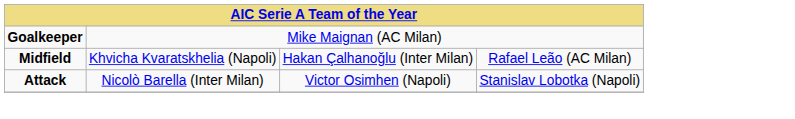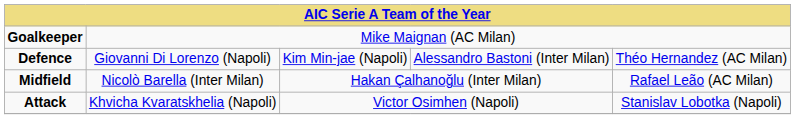+ row: (45, 59)
(183, 59) Khvicha Kvaratskhelia (Napoli) -> (183, 80) Nicolò Barella (Inter Milan)
(183, 80) Nicolò Barella (Inter Milan) -> (183, 102) Khvicha Kvaratskhelia (Napoli)
